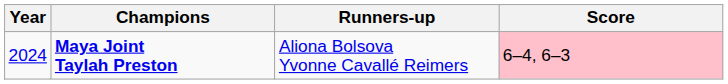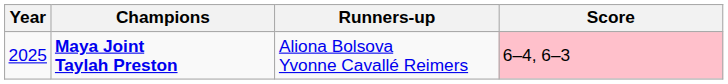(28, 55) 2024 -> (28, 55) 2025
